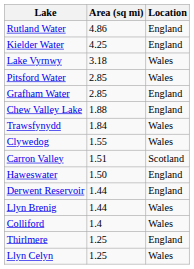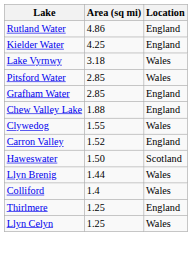- row: (34, 126)
(98, 158) 1.51 -> (96, 142) 1.52
(166, 158) Scotland -> (163, 142) England
(165, 175) England -> (164, 158) Scotland
- row: (45, 191)
